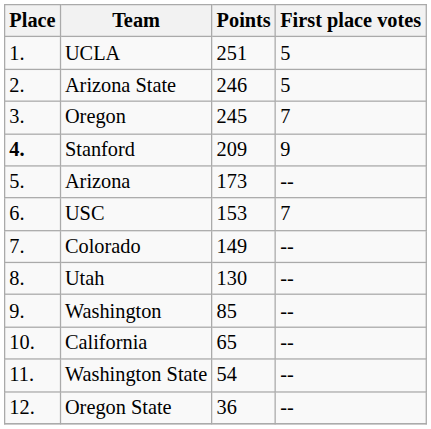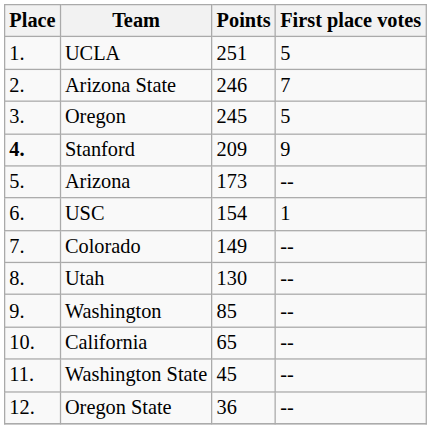(285, 85) 5 -> (285, 85) 7
(285, 117) 7 -> (285, 117) 5
(232, 213) 153 -> (232, 213) 154
(285, 213) 7 -> (285, 213) 1
(227, 375) 54 -> (227, 375) 45
